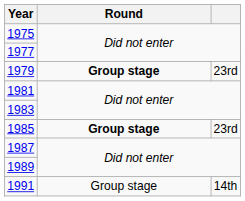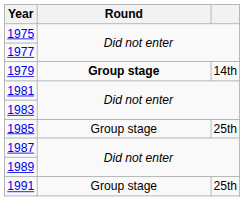(226, 72) 23rd -> (225, 72) 14th
(124, 129) bold -> (124, 129) normal
(226, 129) 23rd -> (225, 129) 25th
(226, 186) 14th -> (225, 186) 25th
